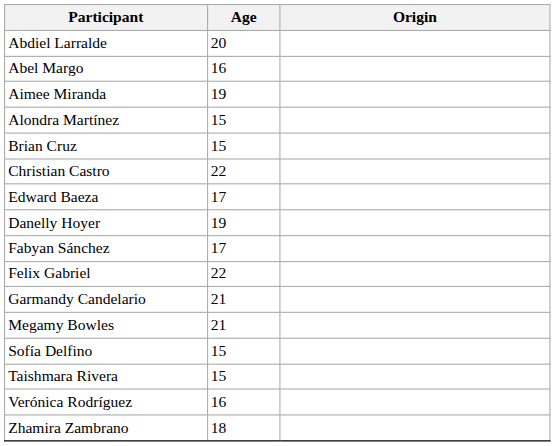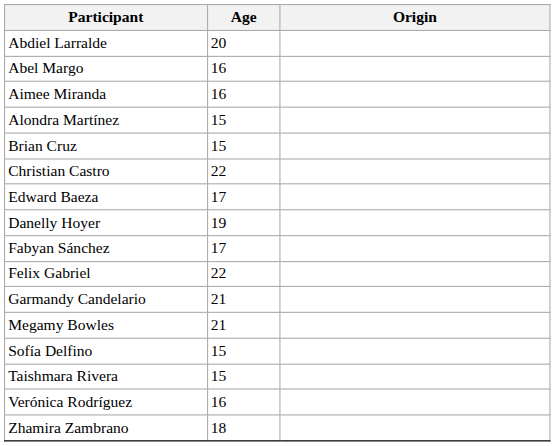(218, 94) 19 -> (218, 94) 16
